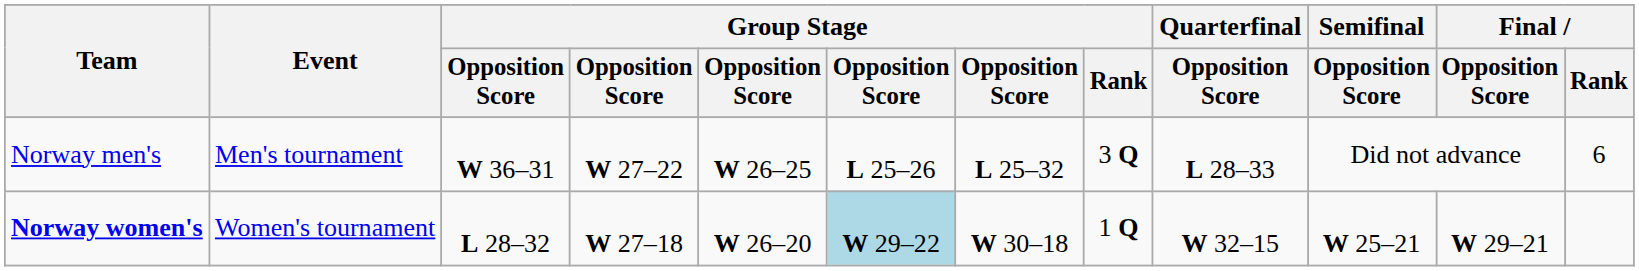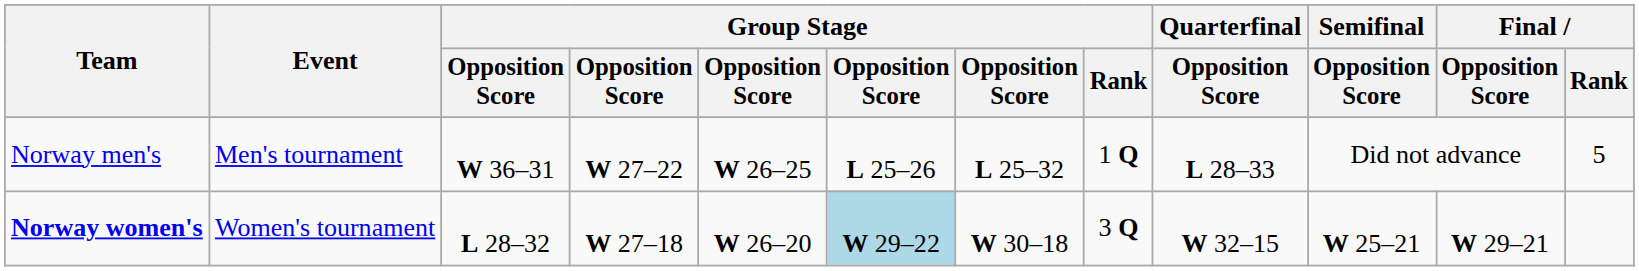(1119, 154) 3 Q -> (1119, 154) 1 Q
(1599, 154) 6 -> (1599, 154) 5
(1119, 228) 1 Q -> (1119, 228) 3 Q
